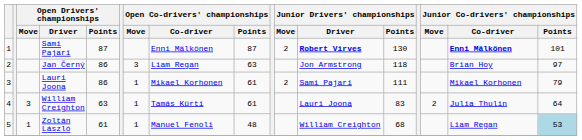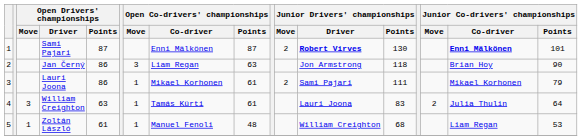(558, 66) 97 -> (558, 66) 90
(558, 125) lightblue background -> (558, 125) no background
